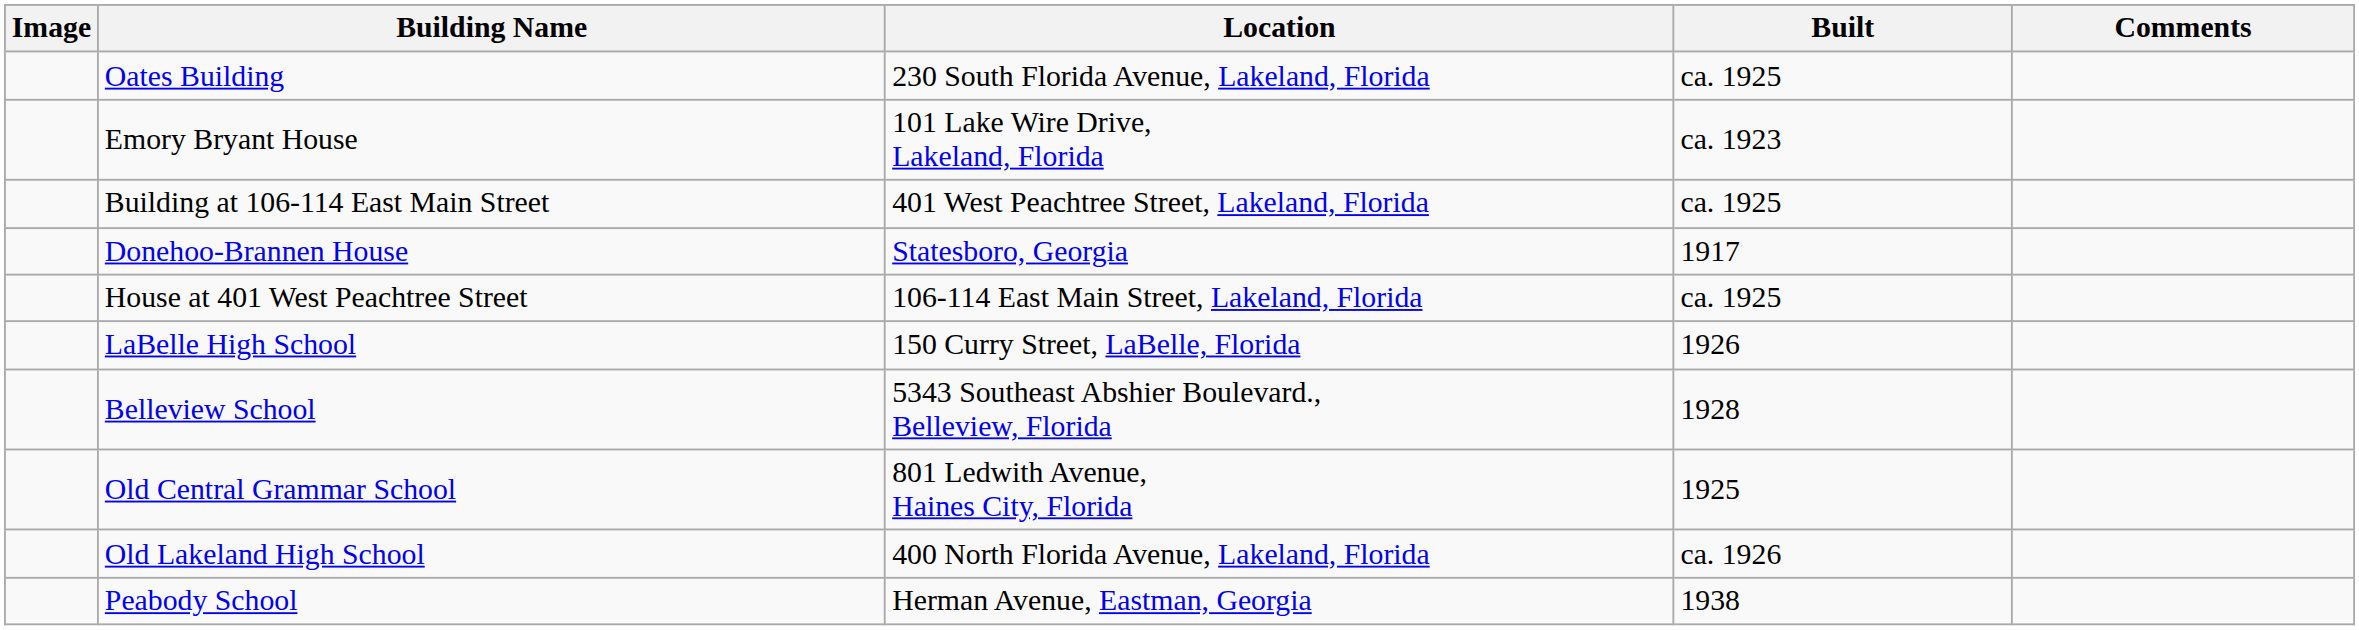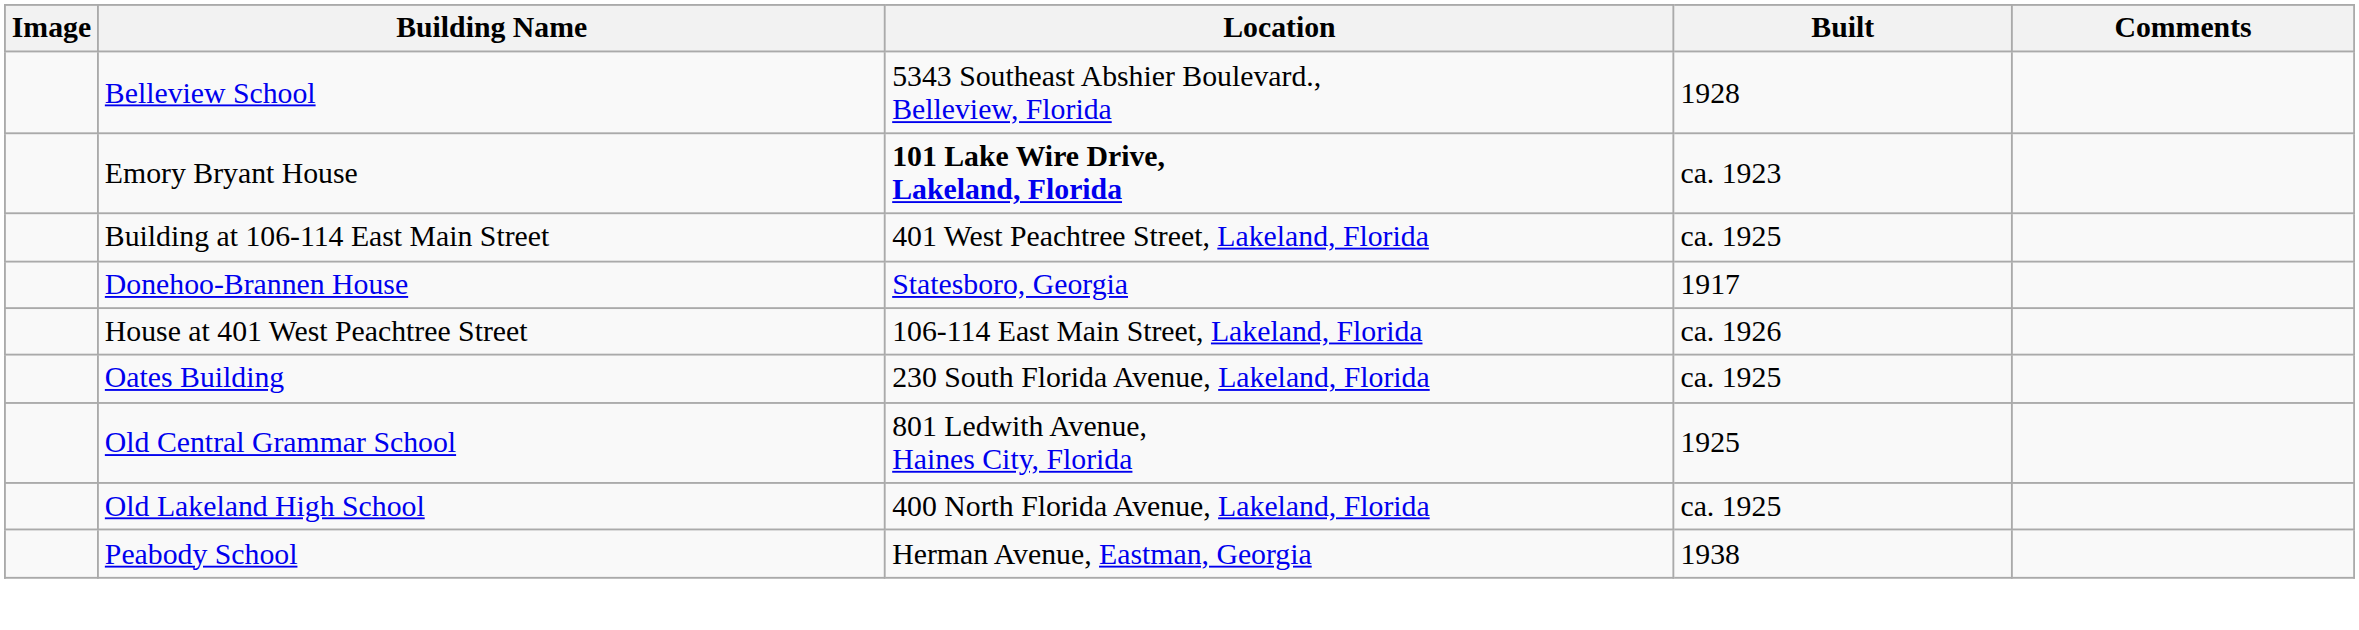rows swapped: (210, 408) <-> (195, 75)
(1022, 139) normal -> (1029, 172) bold
(1731, 297) ca. 1925 -> (1731, 331) ca. 1926
- row: (230, 344)
(1731, 553) ca. 1926 -> (1731, 506) ca. 1925
